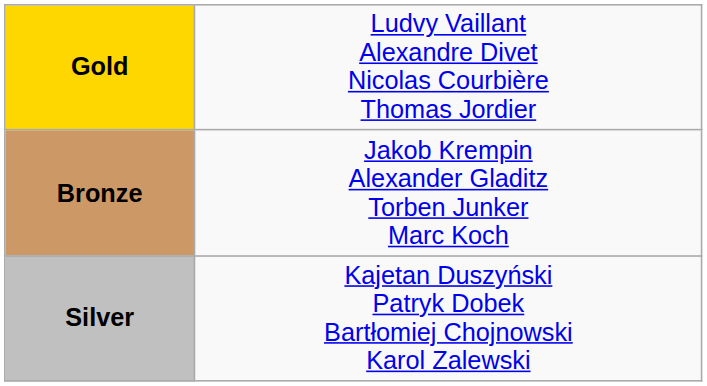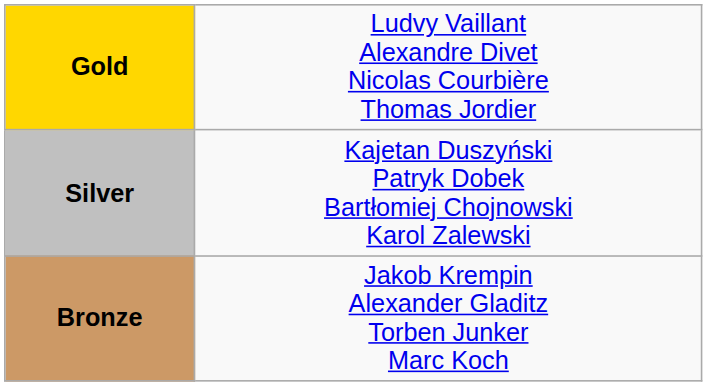rows swapped: (100, 318) <-> (100, 192)
